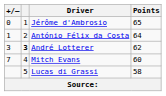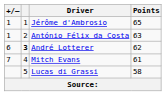(8, 23) 0 -> (8, 23) 1
(137, 35) 64 -> (137, 35) 63
(8, 48) 3 -> (8, 48) 6
(137, 60) 60 -> (137, 60) 61
